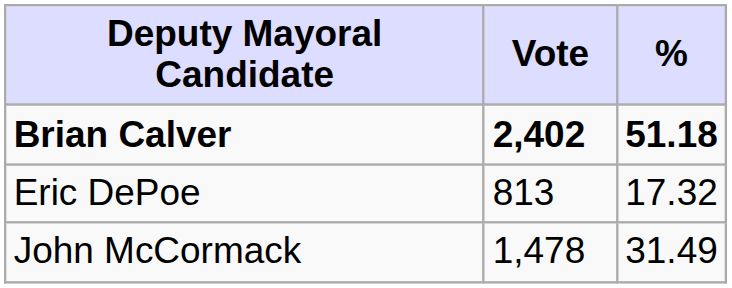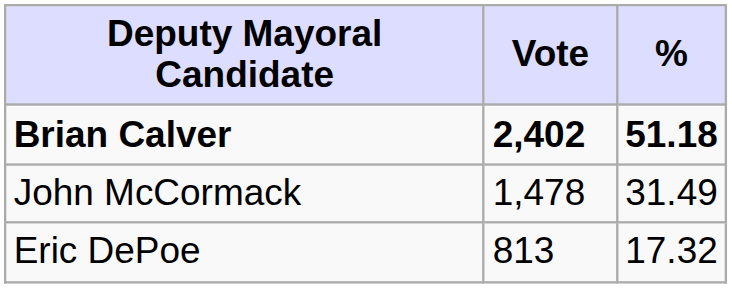rows swapped: (157, 251) <-> (107, 192)
